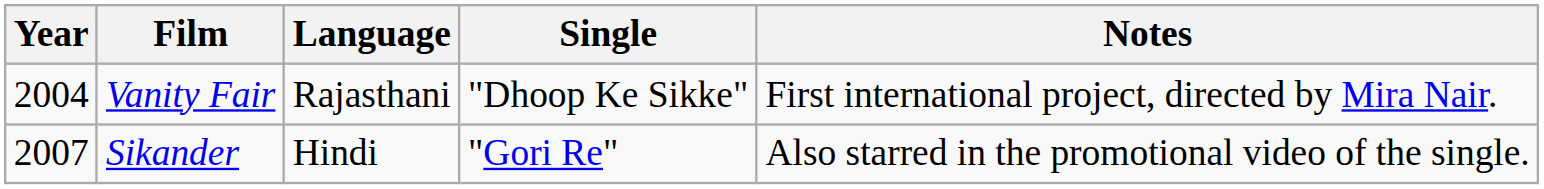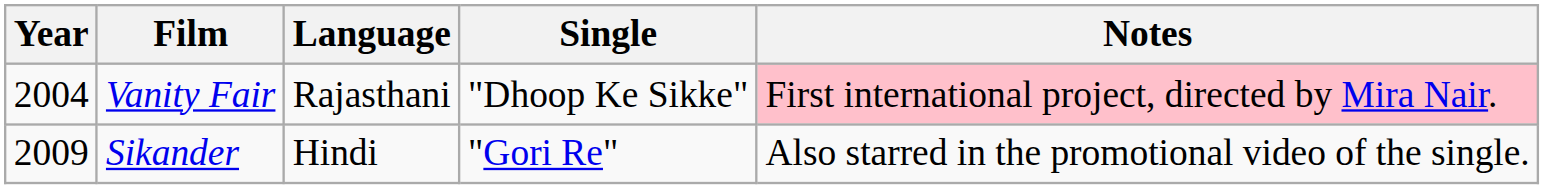(1131, 93) no background -> (1131, 93) pink background
(51, 152) 2007 -> (51, 152) 2009
